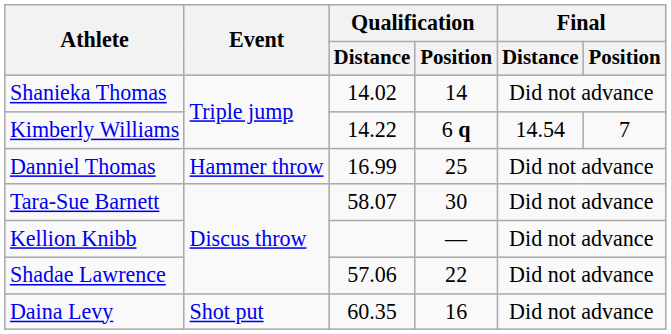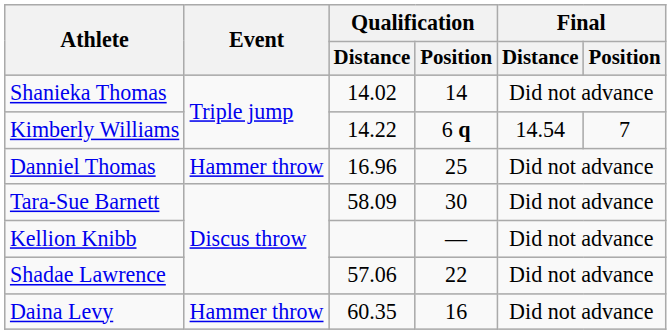(372, 166) 16.99 -> (372, 166) 16.96
(372, 202) 58.07 -> (372, 202) 58.09
(227, 311) Shot put -> (257, 311) Hammer throw
